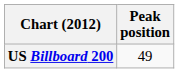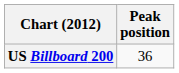(145, 56) 49 -> (145, 56) 36
